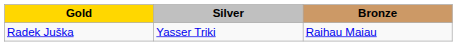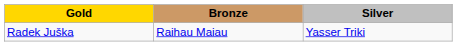columns swapped: (228, 13) <-> (378, 13)
